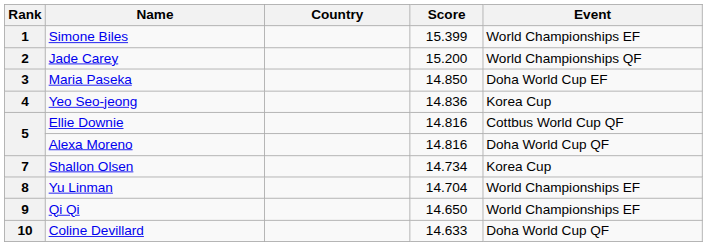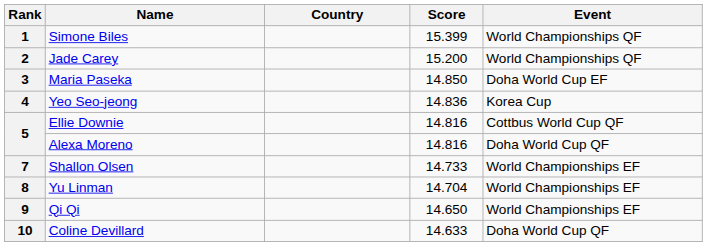(563, 36) World Championships EF -> (564, 36) World Championships QF
(447, 166) 14.734 -> (447, 166) 14.733
(519, 166) Korea Cup -> (563, 166) World Championships EF
